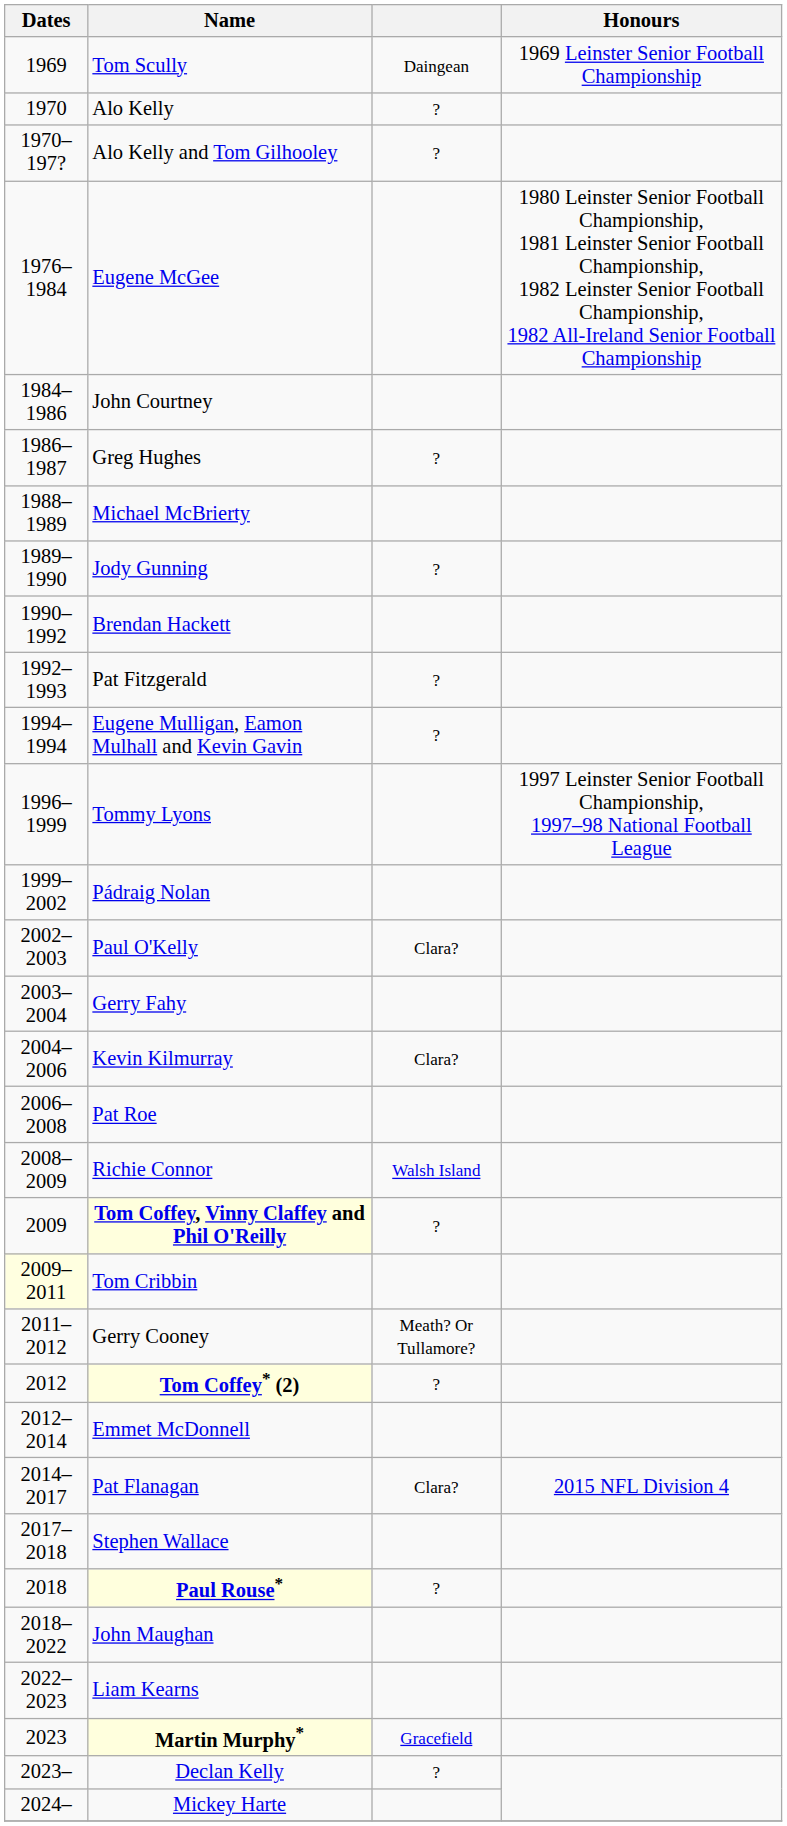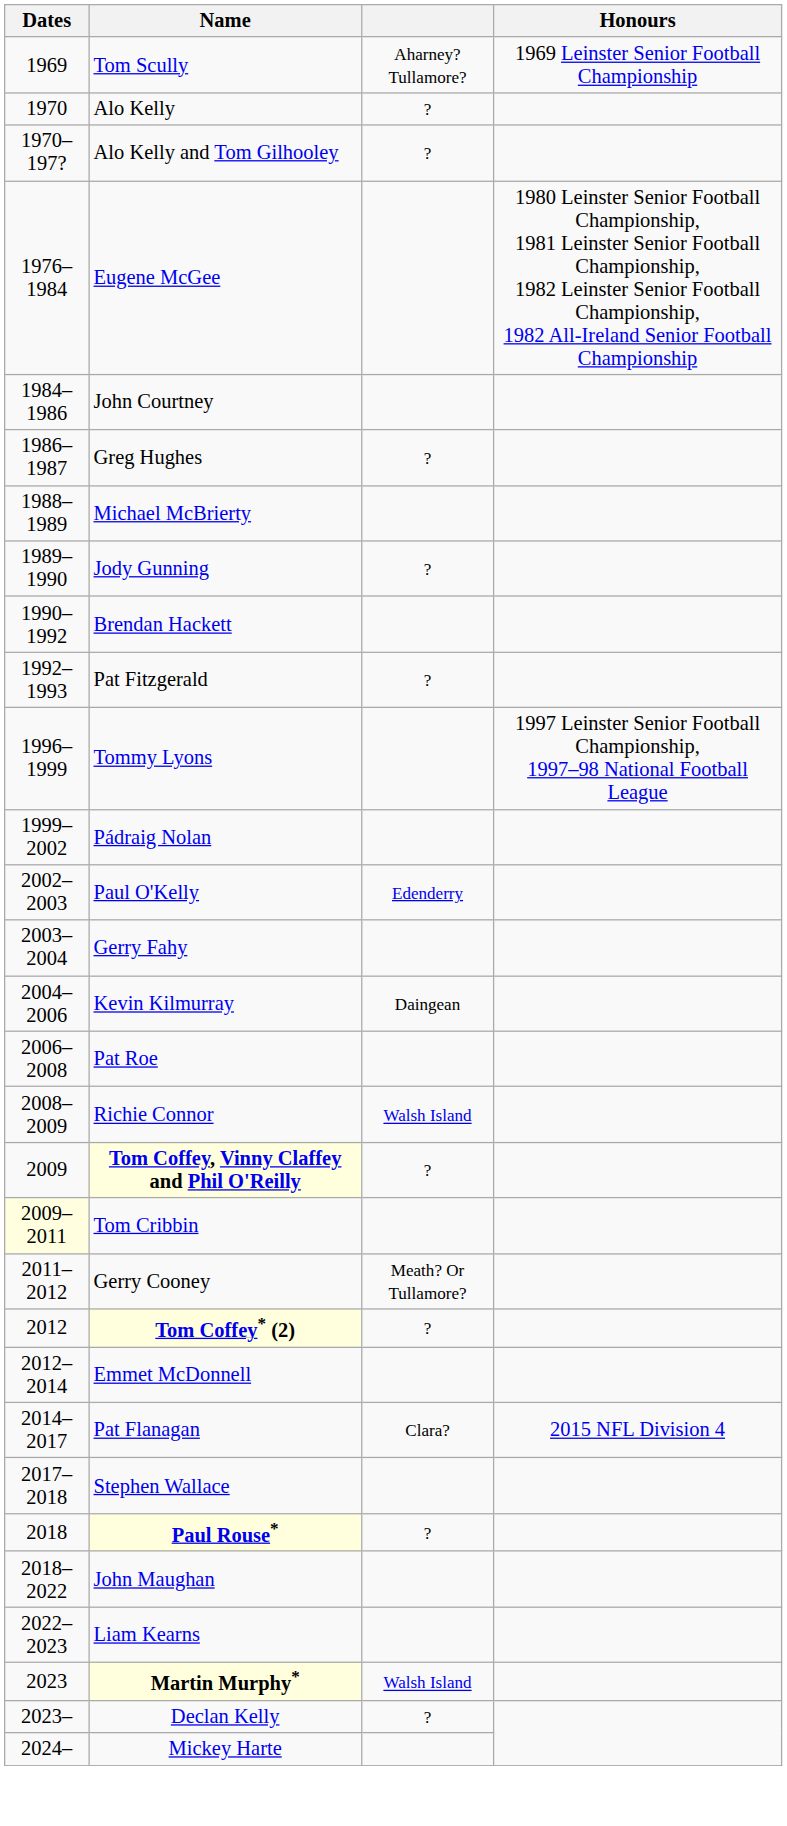(436, 66) Daingean -> (428, 66) Aharney? Tullamore?
- row: (197, 735)
(436, 949) Clara? -> (428, 893) Edenderry
(436, 1060) Clara? -> (428, 1004) Daingean
(436, 1738) Gracefield -> (428, 1682) Walsh Island
